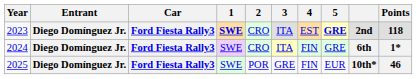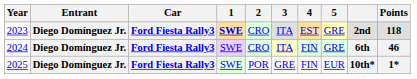(335, 30) bold -> (334, 30) normal
(395, 48) 1* -> (394, 48) 46
(395, 65) 46 -> (394, 65) 1*
